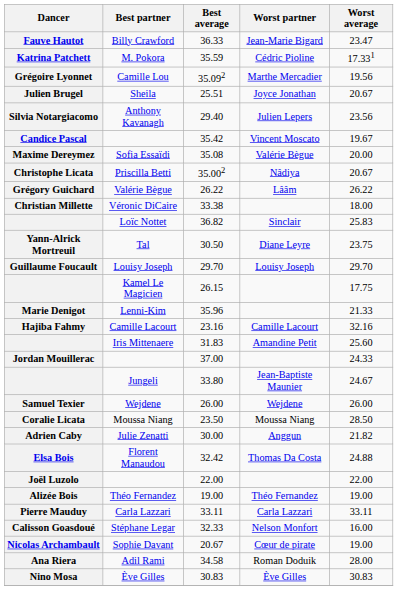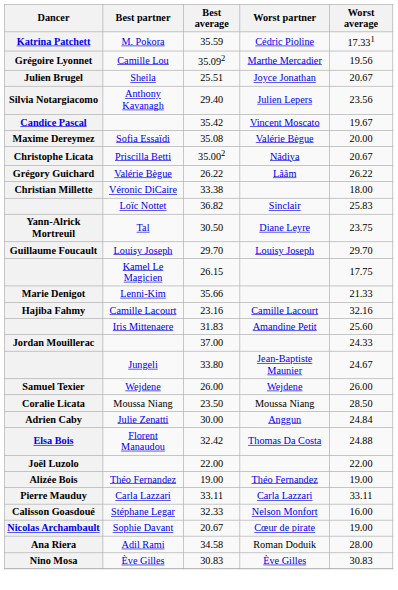- row: (53, 40)
(212, 310) 35.96 -> (212, 294) 35.66
(361, 435) 21.82 -> (361, 419) 24.84
